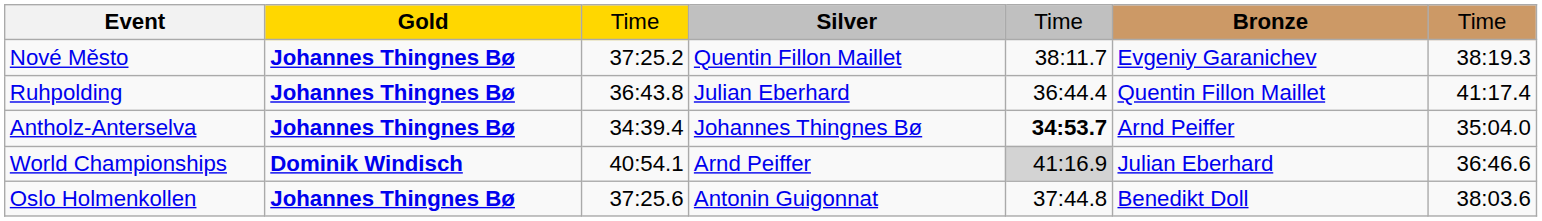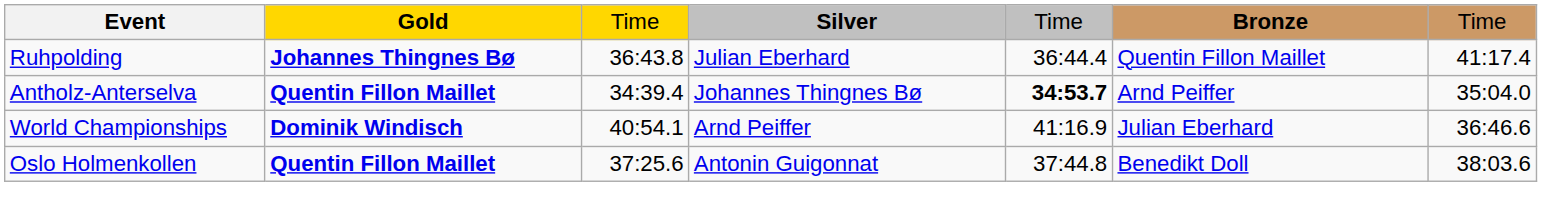- row: (69, 57)
(393, 127) Johannes Thingnes Bø -> (383, 92) Quentin Fillon Maillet
(1070, 163) lightgrey background -> (1070, 127) no background
(393, 198) Johannes Thingnes Bø -> (383, 163) Quentin Fillon Maillet
